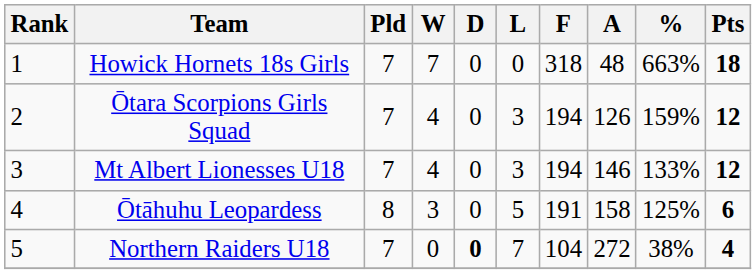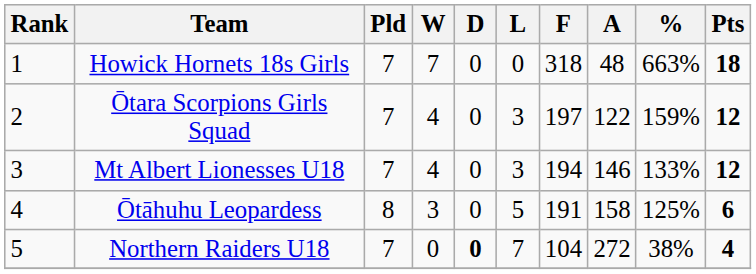(563, 116) 194 -> (563, 116) 197
(612, 116) 126 -> (612, 116) 122
